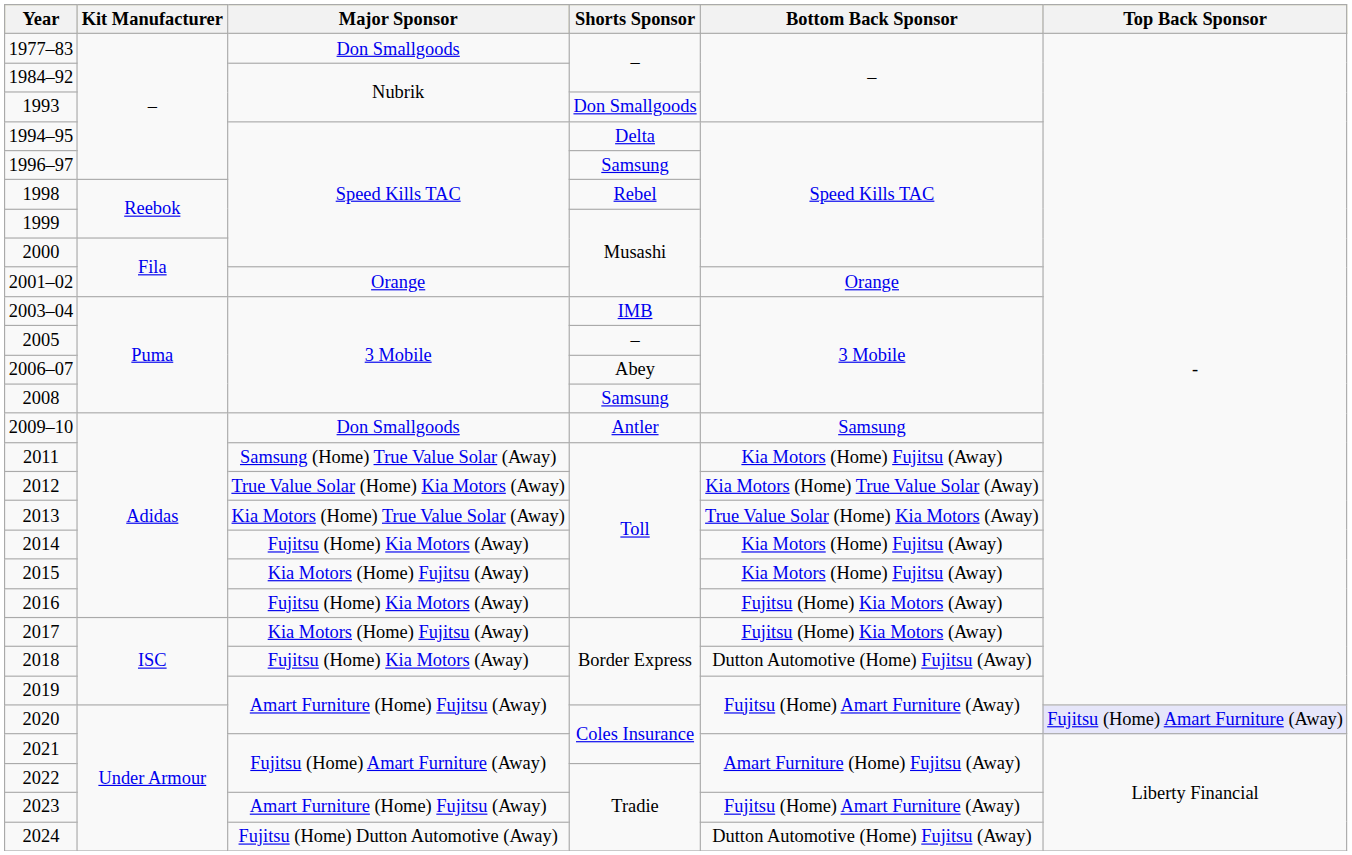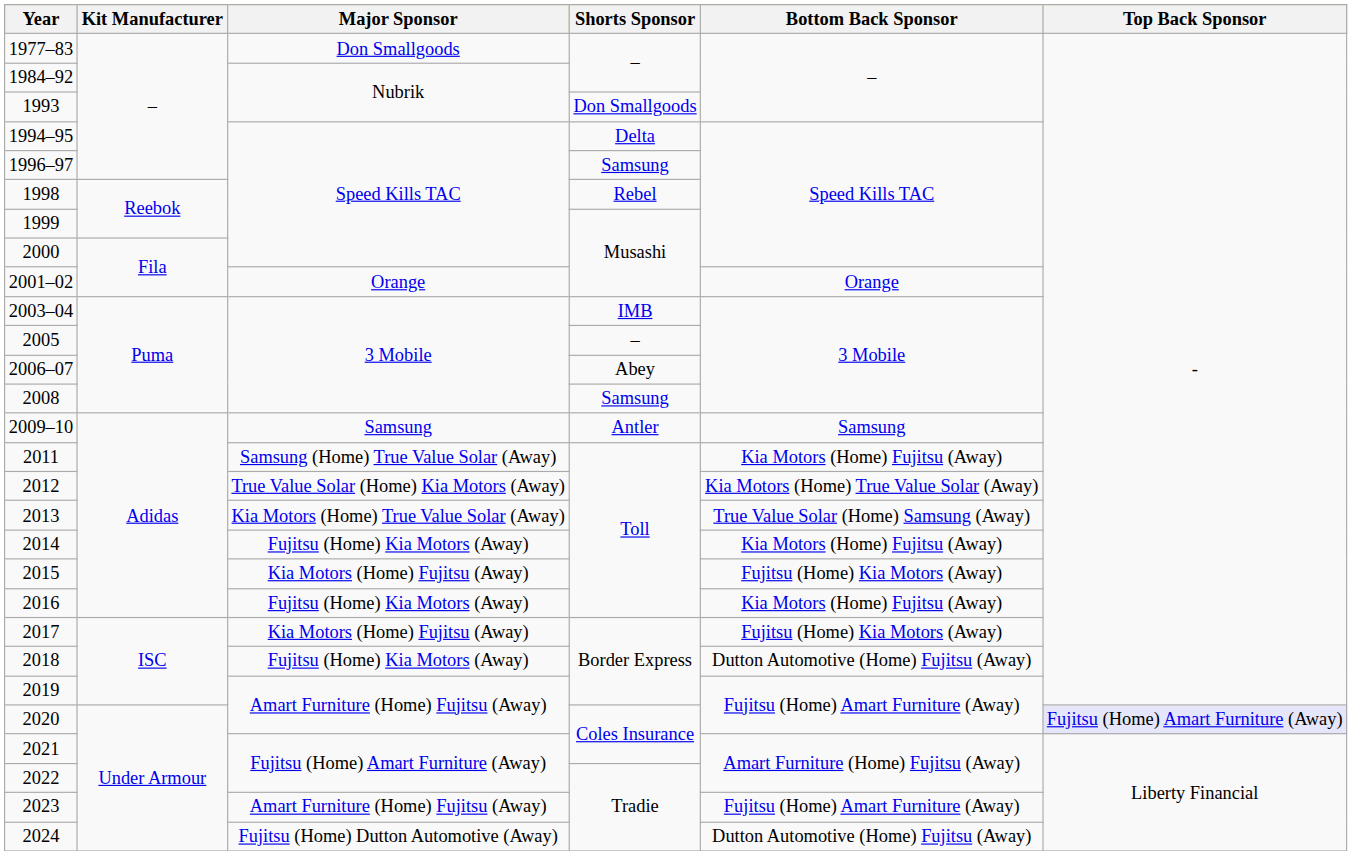(398, 427) Don Smallgoods -> (398, 427) Samsung
(872, 515) True Value Solar (Home) Kia Motors (Away) -> (872, 515) True Value Solar (Home) Samsung (Away)
(872, 573) Kia Motors (Home) Fujitsu (Away) -> (872, 573) Fujitsu (Home) Kia Motors (Away)
(872, 602) Fujitsu (Home) Kia Motors (Away) -> (872, 602) Kia Motors (Home) Fujitsu (Away)
